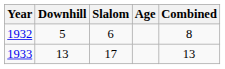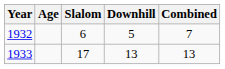columns swapped: (145, 14) <-> (62, 14)
(189, 34) 8 -> (189, 34) 7
